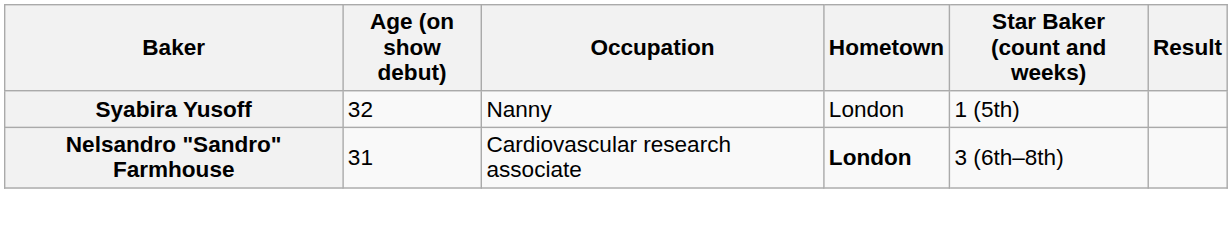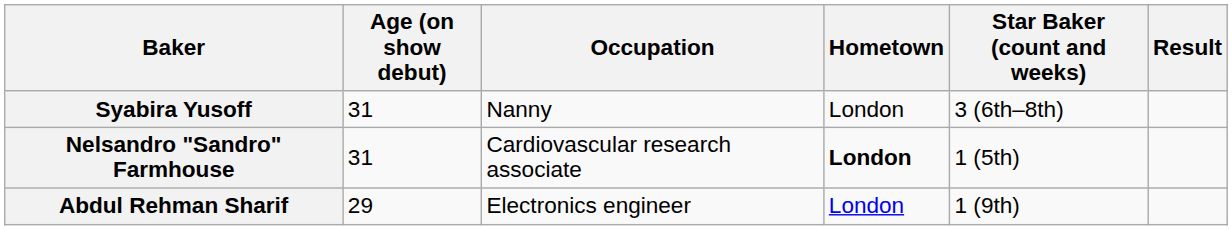(360, 108) 32 -> (360, 108) 31
(987, 108) 1 (5th) -> (1009, 108) 3 (6th–8th)
(1009, 157) 3 (6th–8th) -> (987, 157) 1 (5th)
+ row: (174, 205)
